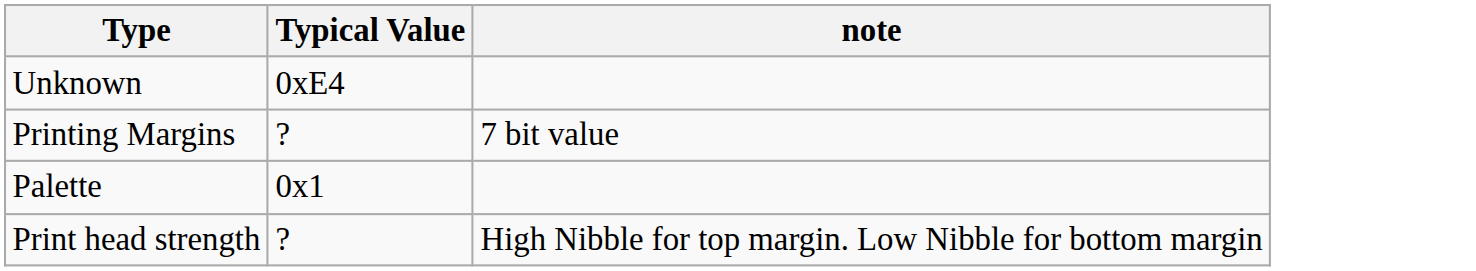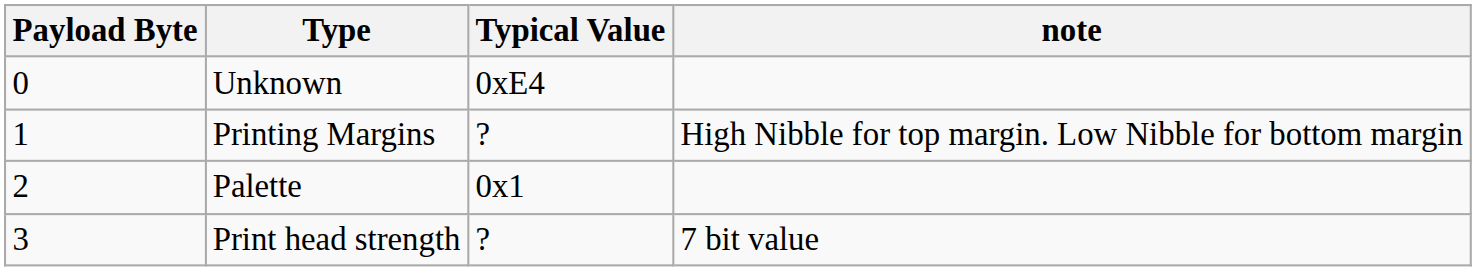+ column: (105, 30)
(550, 134) 7 bit value -> (1072, 134) High Nibble for top margin. Low Nibble for bottom margin
(872, 238) High Nibble for top margin. Low Nibble for bottom margin -> (750, 238) 7 bit value
